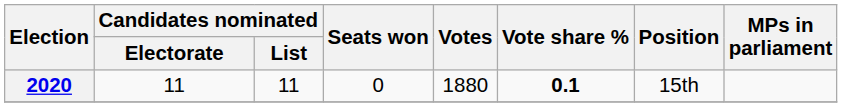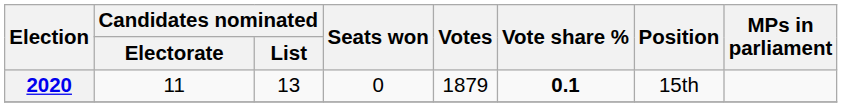(289, 85) 11 -> (289, 85) 13
(465, 85) 1880 -> (465, 85) 1879
